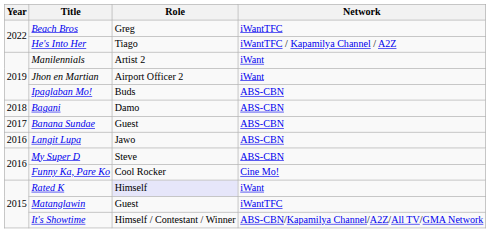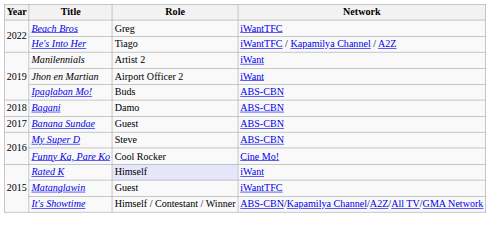- row: (56, 140)
